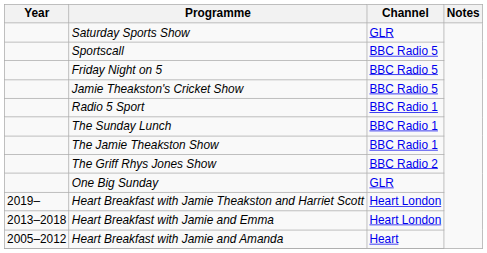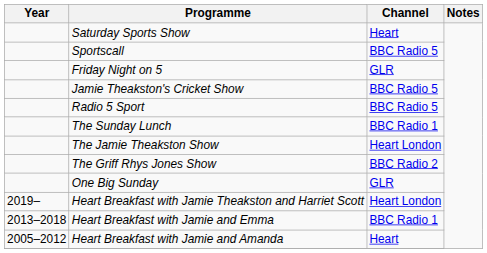(382, 32) GLR -> (384, 32) Heart
(404, 70) BBC Radio 5 -> (382, 70) GLR
(404, 107) BBC Radio 1 -> (404, 107) BBC Radio 5
(404, 145) BBC Radio 1 -> (405, 145) Heart London
(405, 220) Heart London -> (404, 220) BBC Radio 1
